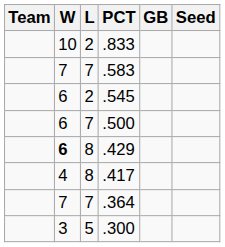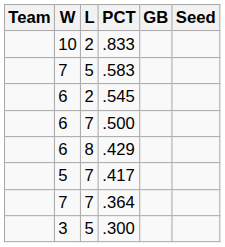(89, 70) 7 -> (89, 70) 5
(63, 149) bold -> (63, 149) normal
(63, 176) 4 -> (63, 176) 5
(89, 176) 8 -> (89, 176) 7
